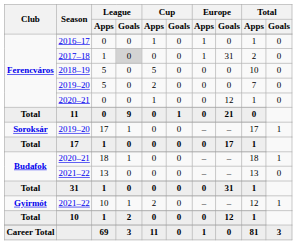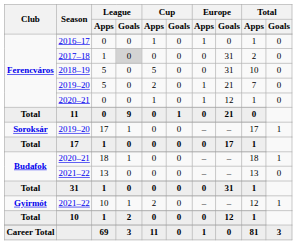(204, 56) 1 -> (204, 56) 0
(229, 71) 0 -> (229, 71) 31
(204, 85) 0 -> (204, 85) 1
(229, 85) 0 -> (229, 85) 21
(204, 100) 0 -> (204, 100) 1
